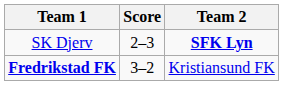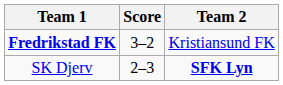rows swapped: (62, 42) <-> (62, 67)
